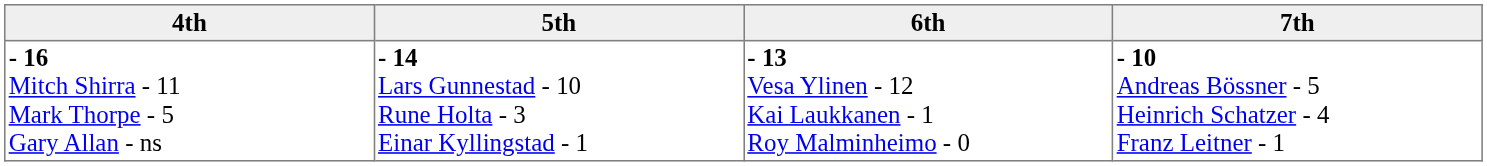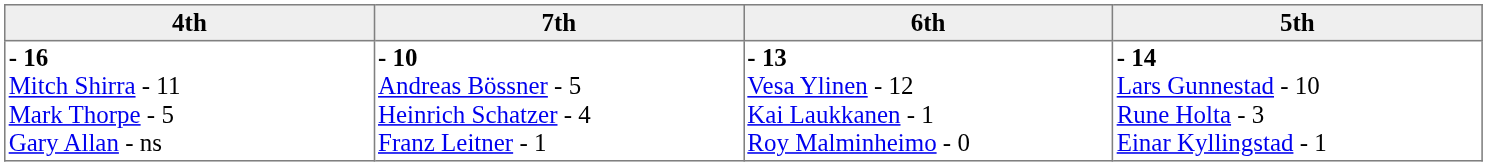columns swapped: (559, 22) <-> (1297, 22)
